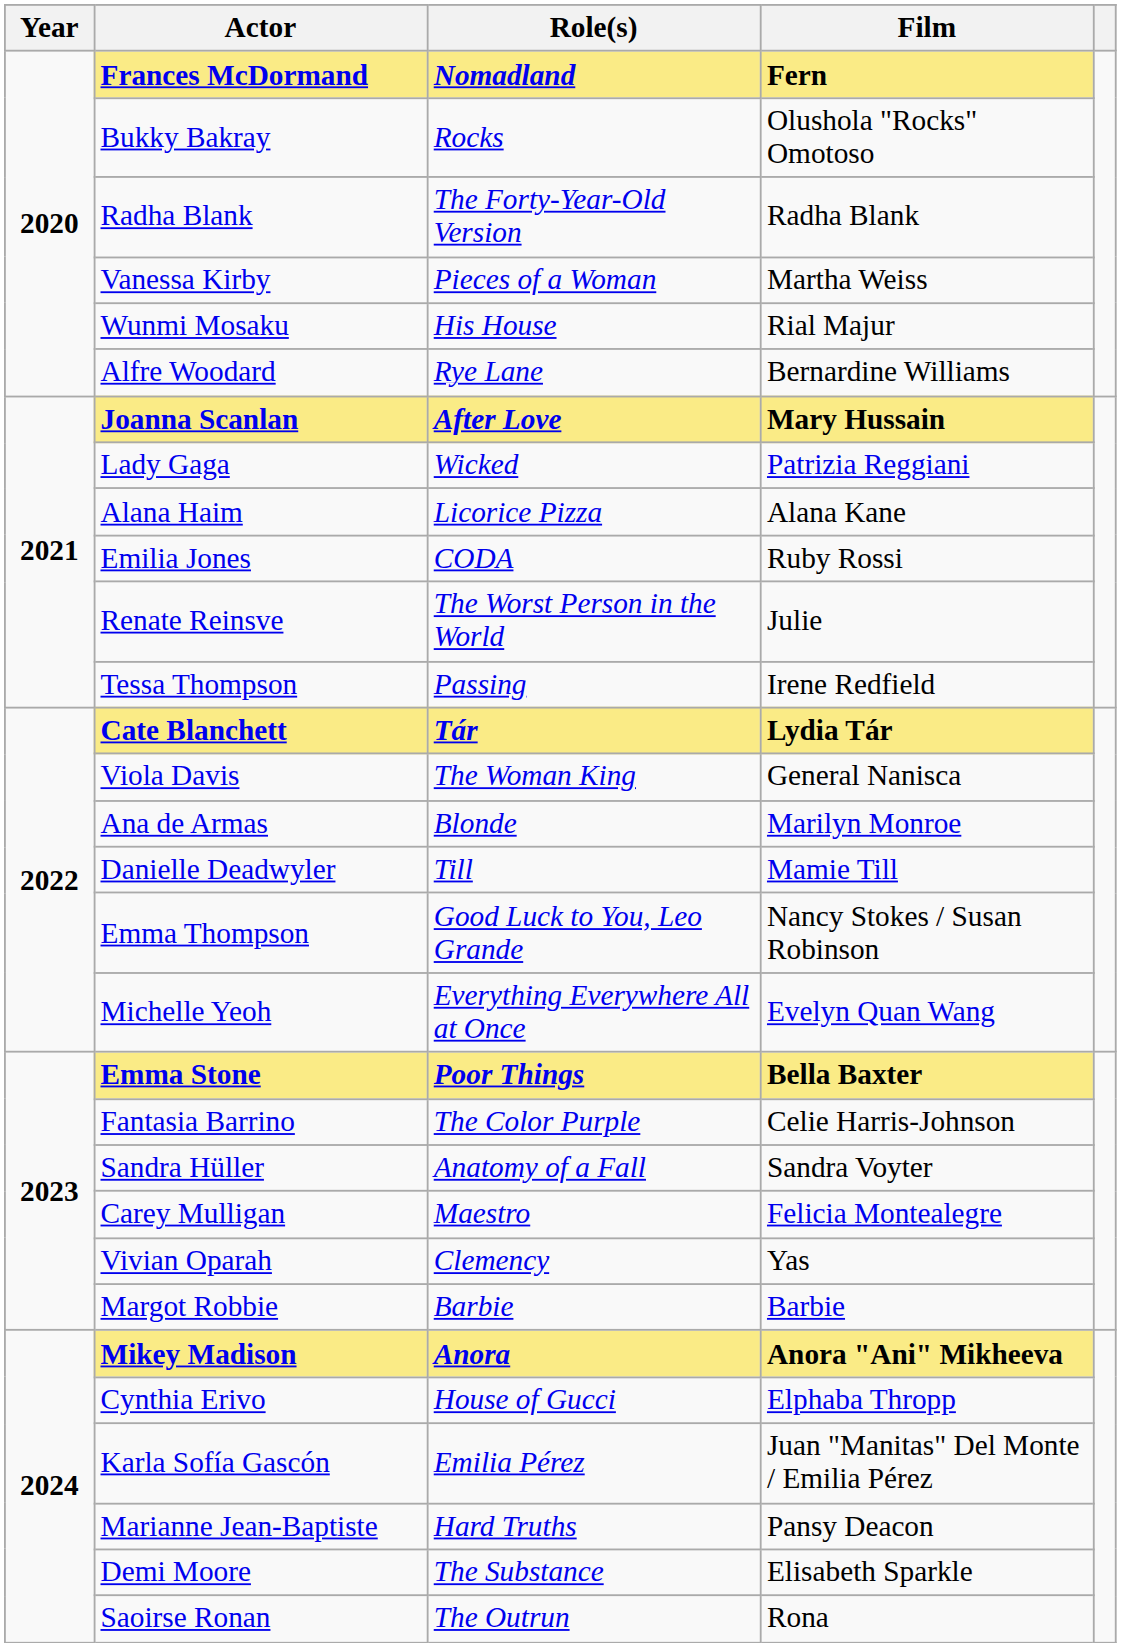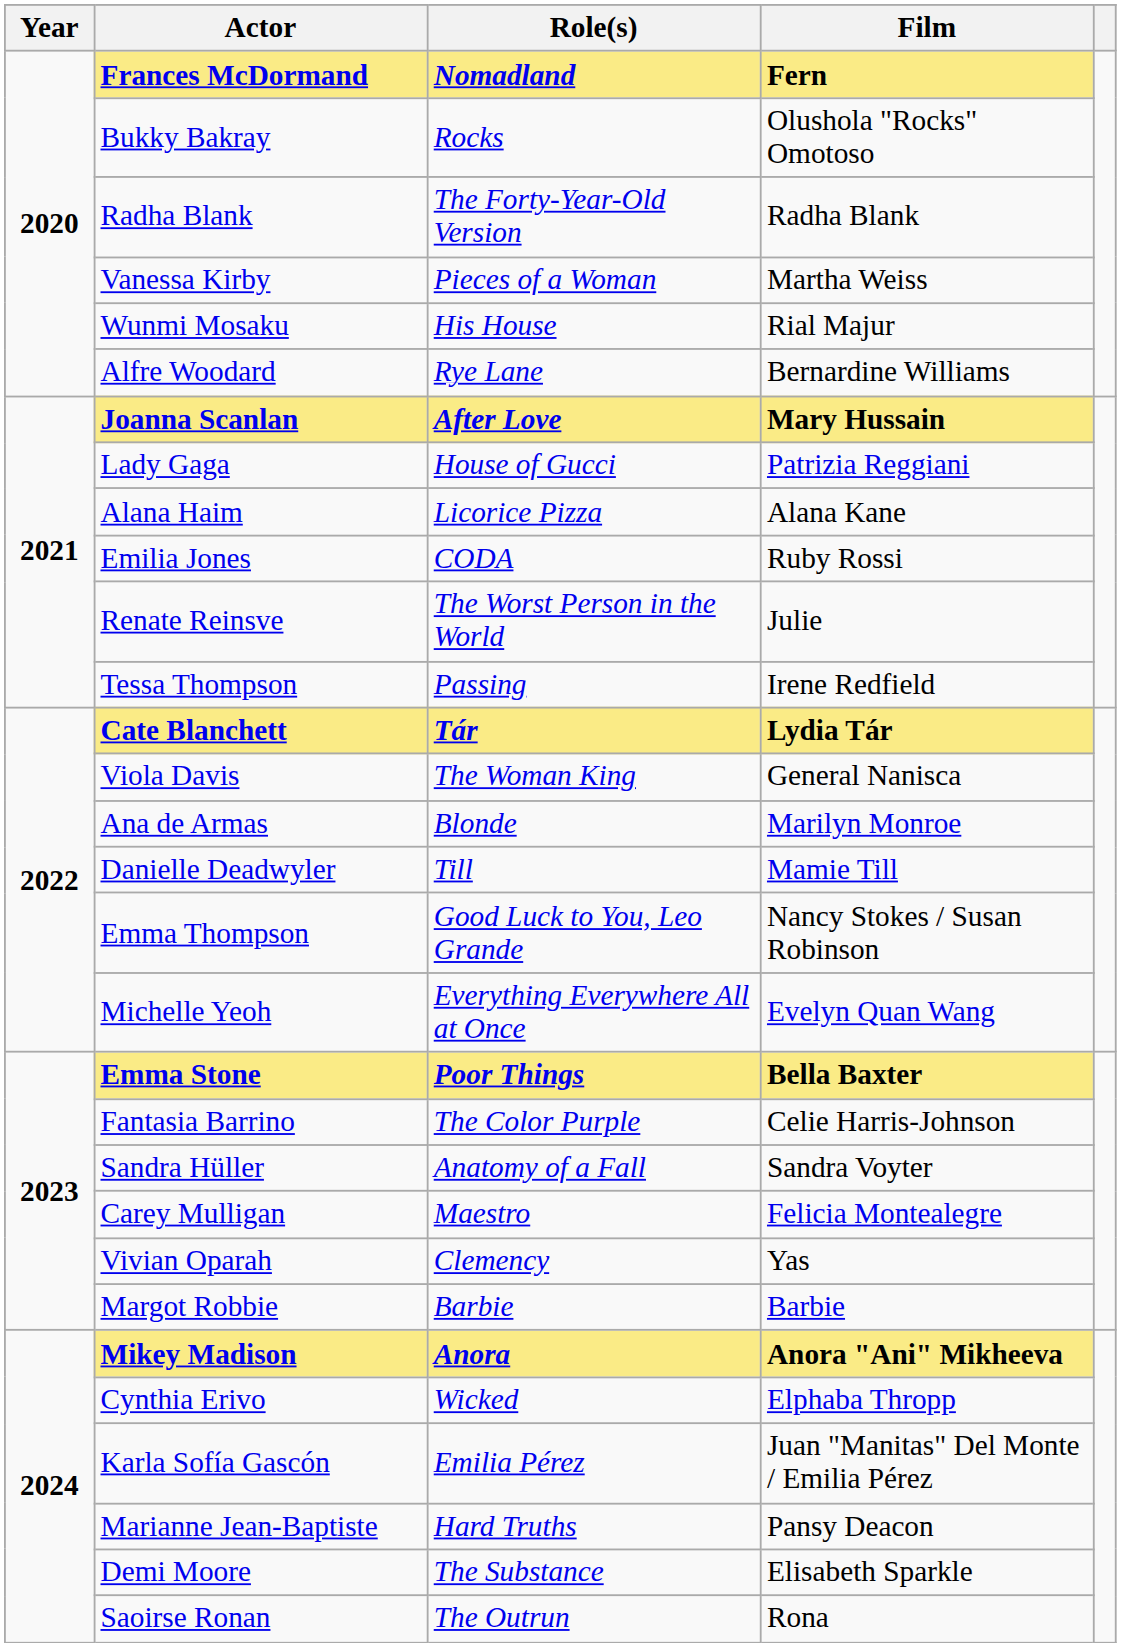(476, 465) Wicked -> (525, 465) House of Gucci
(525, 1399) House of Gucci -> (476, 1399) Wicked
